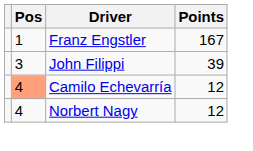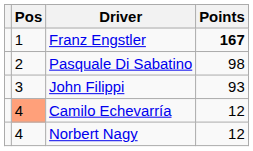(212, 40) normal -> (232, 40) bold
+ row: (121, 64)
(216, 64) 39 -> (236, 87) 93
